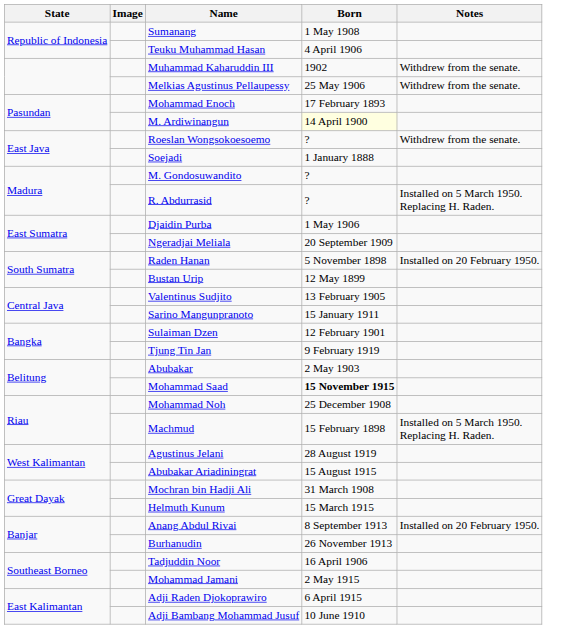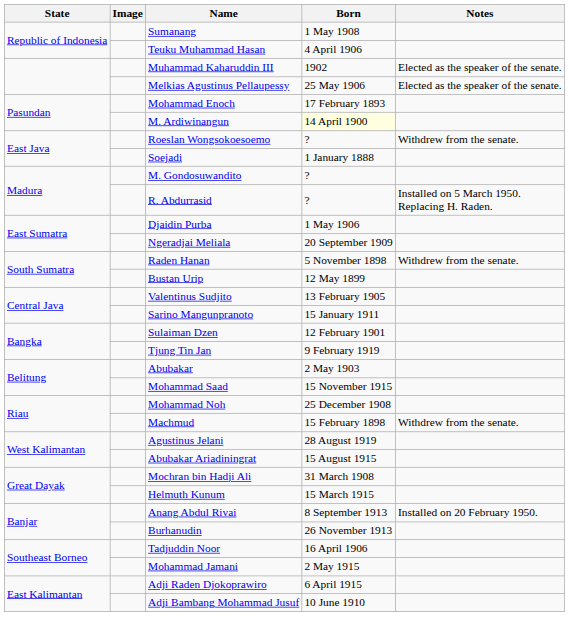(460, 67) Withdrew from the senate. -> (480, 67) Elected as the speaker of the senate.
(460, 85) Withdrew from the senate. -> (480, 85) Elected as the speaker of the senate.
(470, 260) Installed on 20 February 1950. -> (458, 260) Withdrew from the senate.
(349, 386) bold -> (348, 386) normal
(461, 429) Installed on 5 March 1950. Replacing H. Raden. -> (458, 422) Withdrew from the senate.
